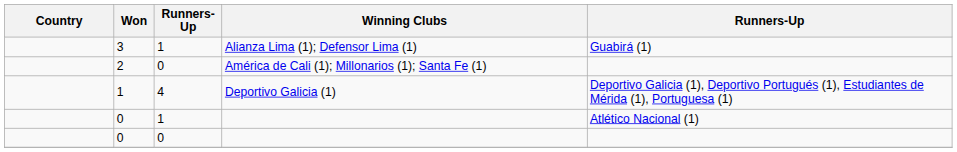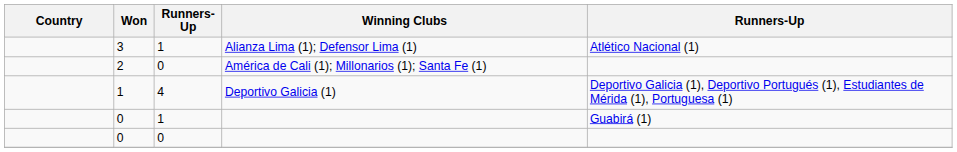(621, 47) Guabirá (1) -> (644, 47) Atlético Nacional (1)
(644, 118) Atlético Nacional (1) -> (621, 118) Guabirá (1)
